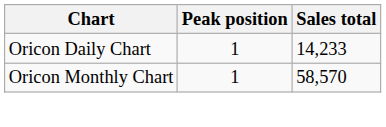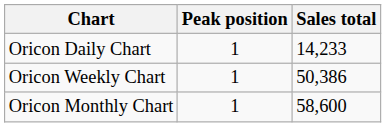+ row: (87, 77)
(321, 77) 58,570 -> (321, 106) 58,600
